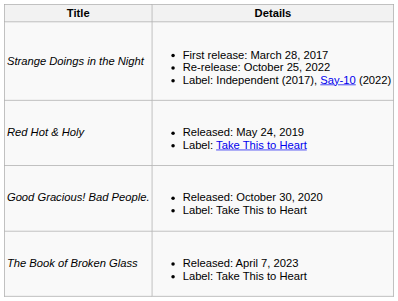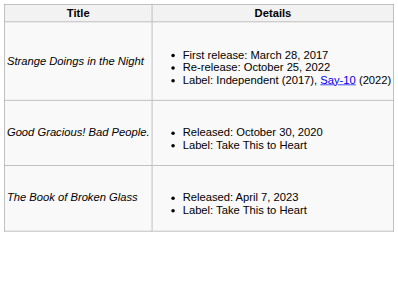- row: (46, 132)
